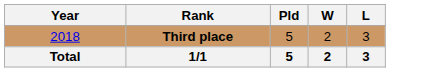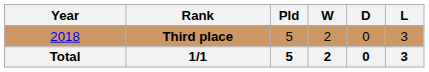+ column: (366, 15)
